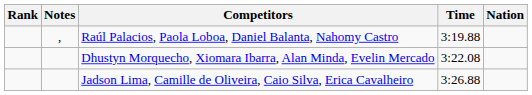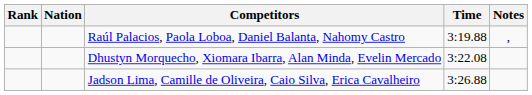columns swapped: (505, 15) <-> (60, 15)
